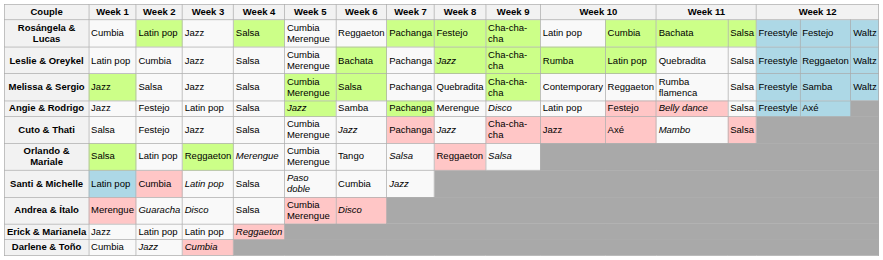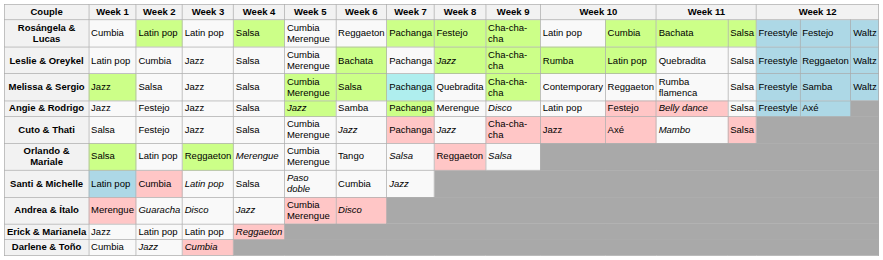(195, 33) Jazz -> (204, 33) Latin pop
(411, 87) no background -> (411, 87) paleturquoise background
(204, 108) Latin pop -> (195, 108) Jazz
(248, 210) Salsa -> (246, 210) Jazz
